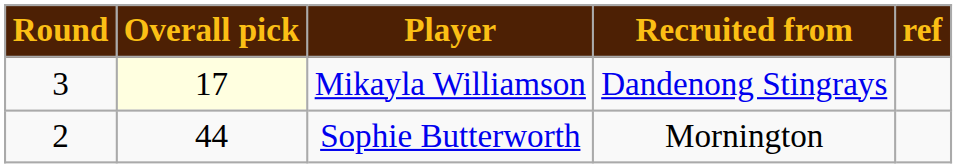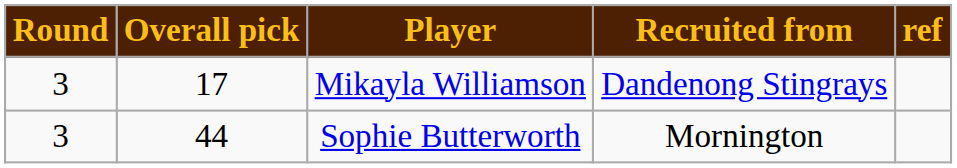(212, 83) lightyellow background -> (212, 83) no background
(61, 135) 2 -> (61, 135) 3
